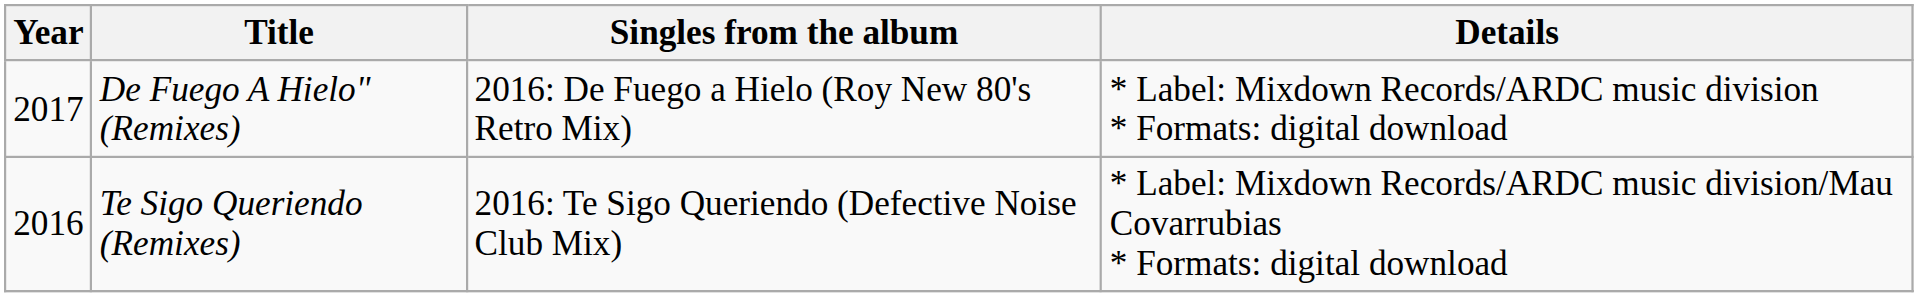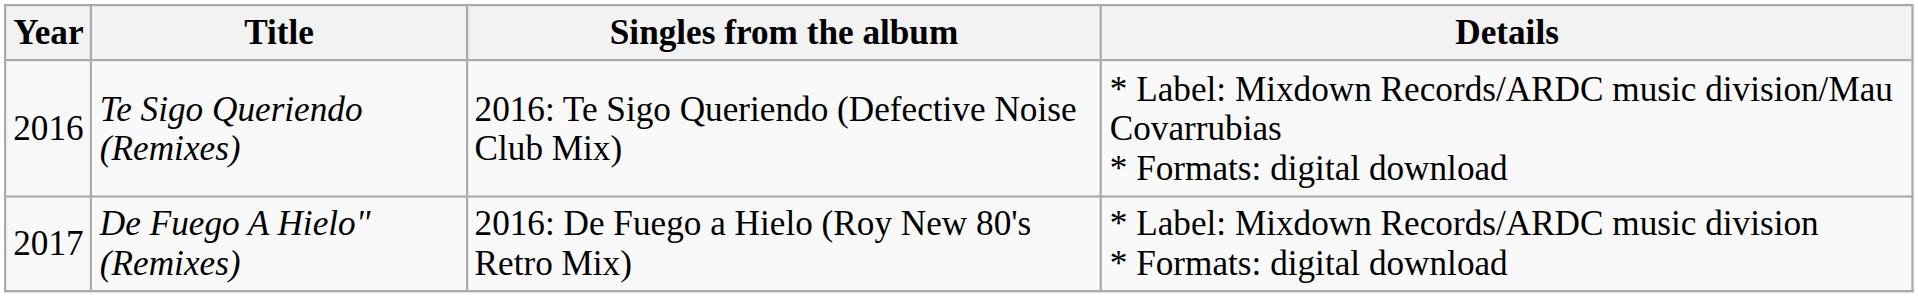rows swapped: (231, 223) <-> (235, 108)
